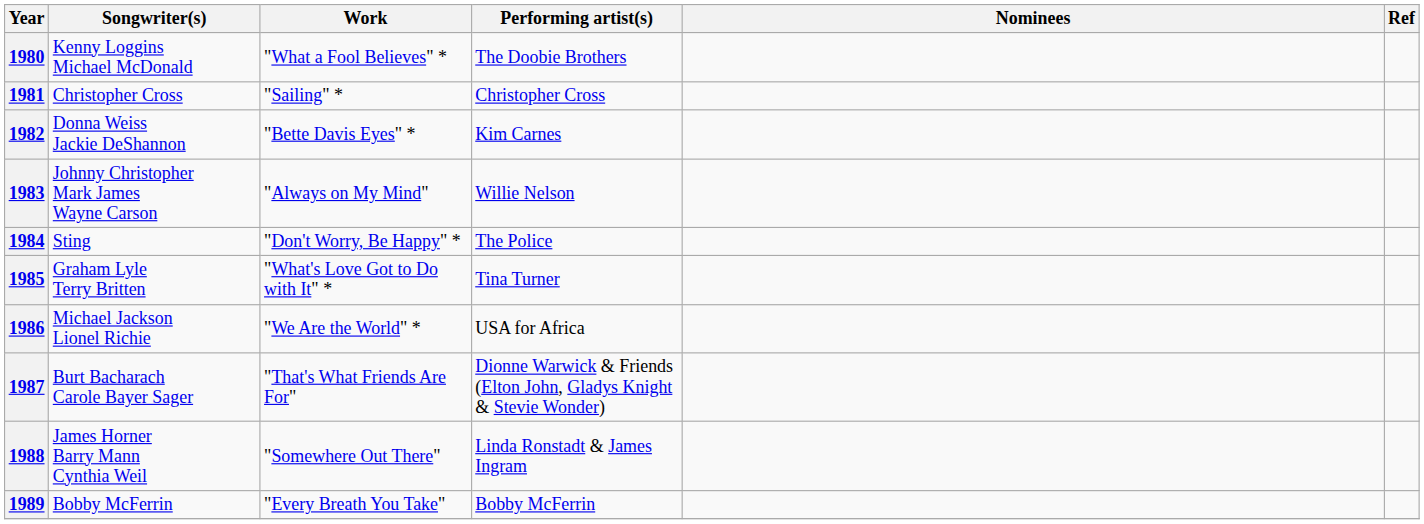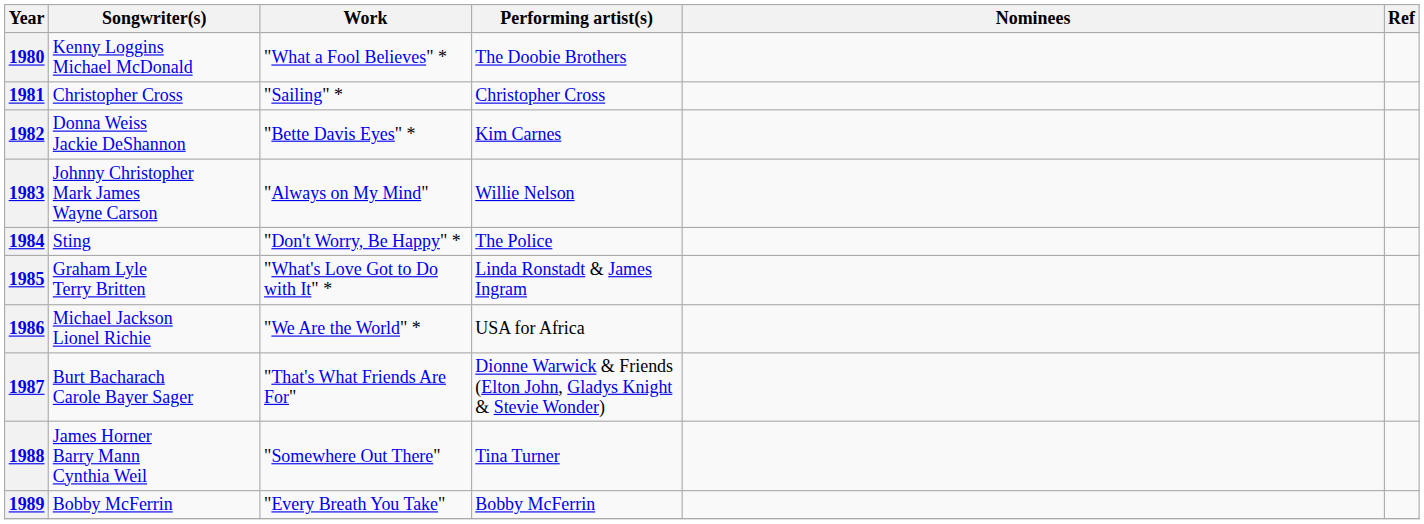(517, 279) Tina Turner -> (564, 279) Linda Ronstadt & James Ingram
(564, 455) Linda Ronstadt & James Ingram -> (517, 455) Tina Turner
